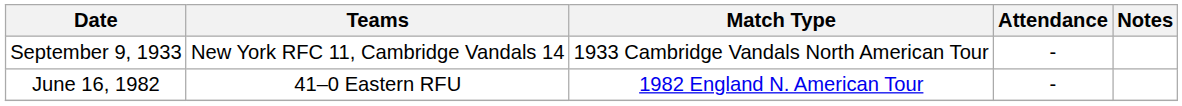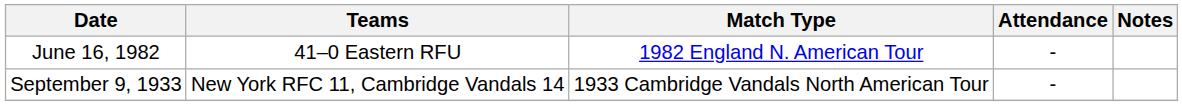rows swapped: (96, 52) <-> (96, 84)
